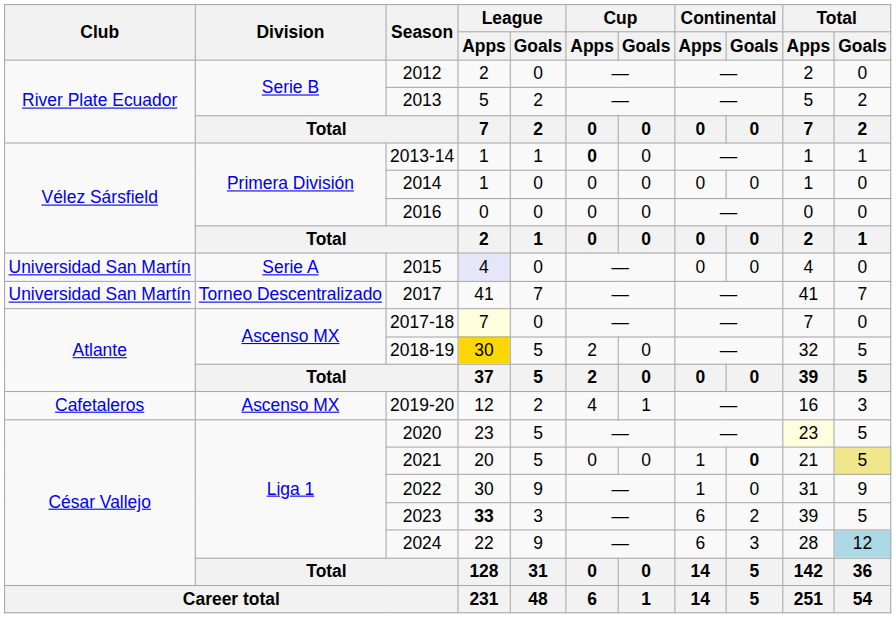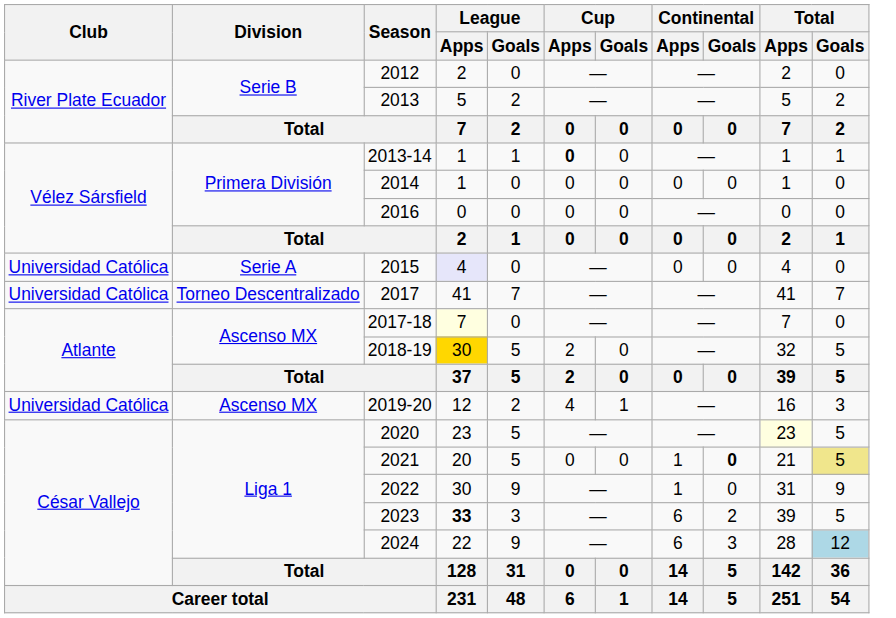(100, 267) Universidad San Martín -> (89, 267) Universidad Católica
(100, 294) Universidad San Martín -> (89, 294) Universidad Católica
(100, 405) Cafetaleros -> (89, 405) Universidad Católica
